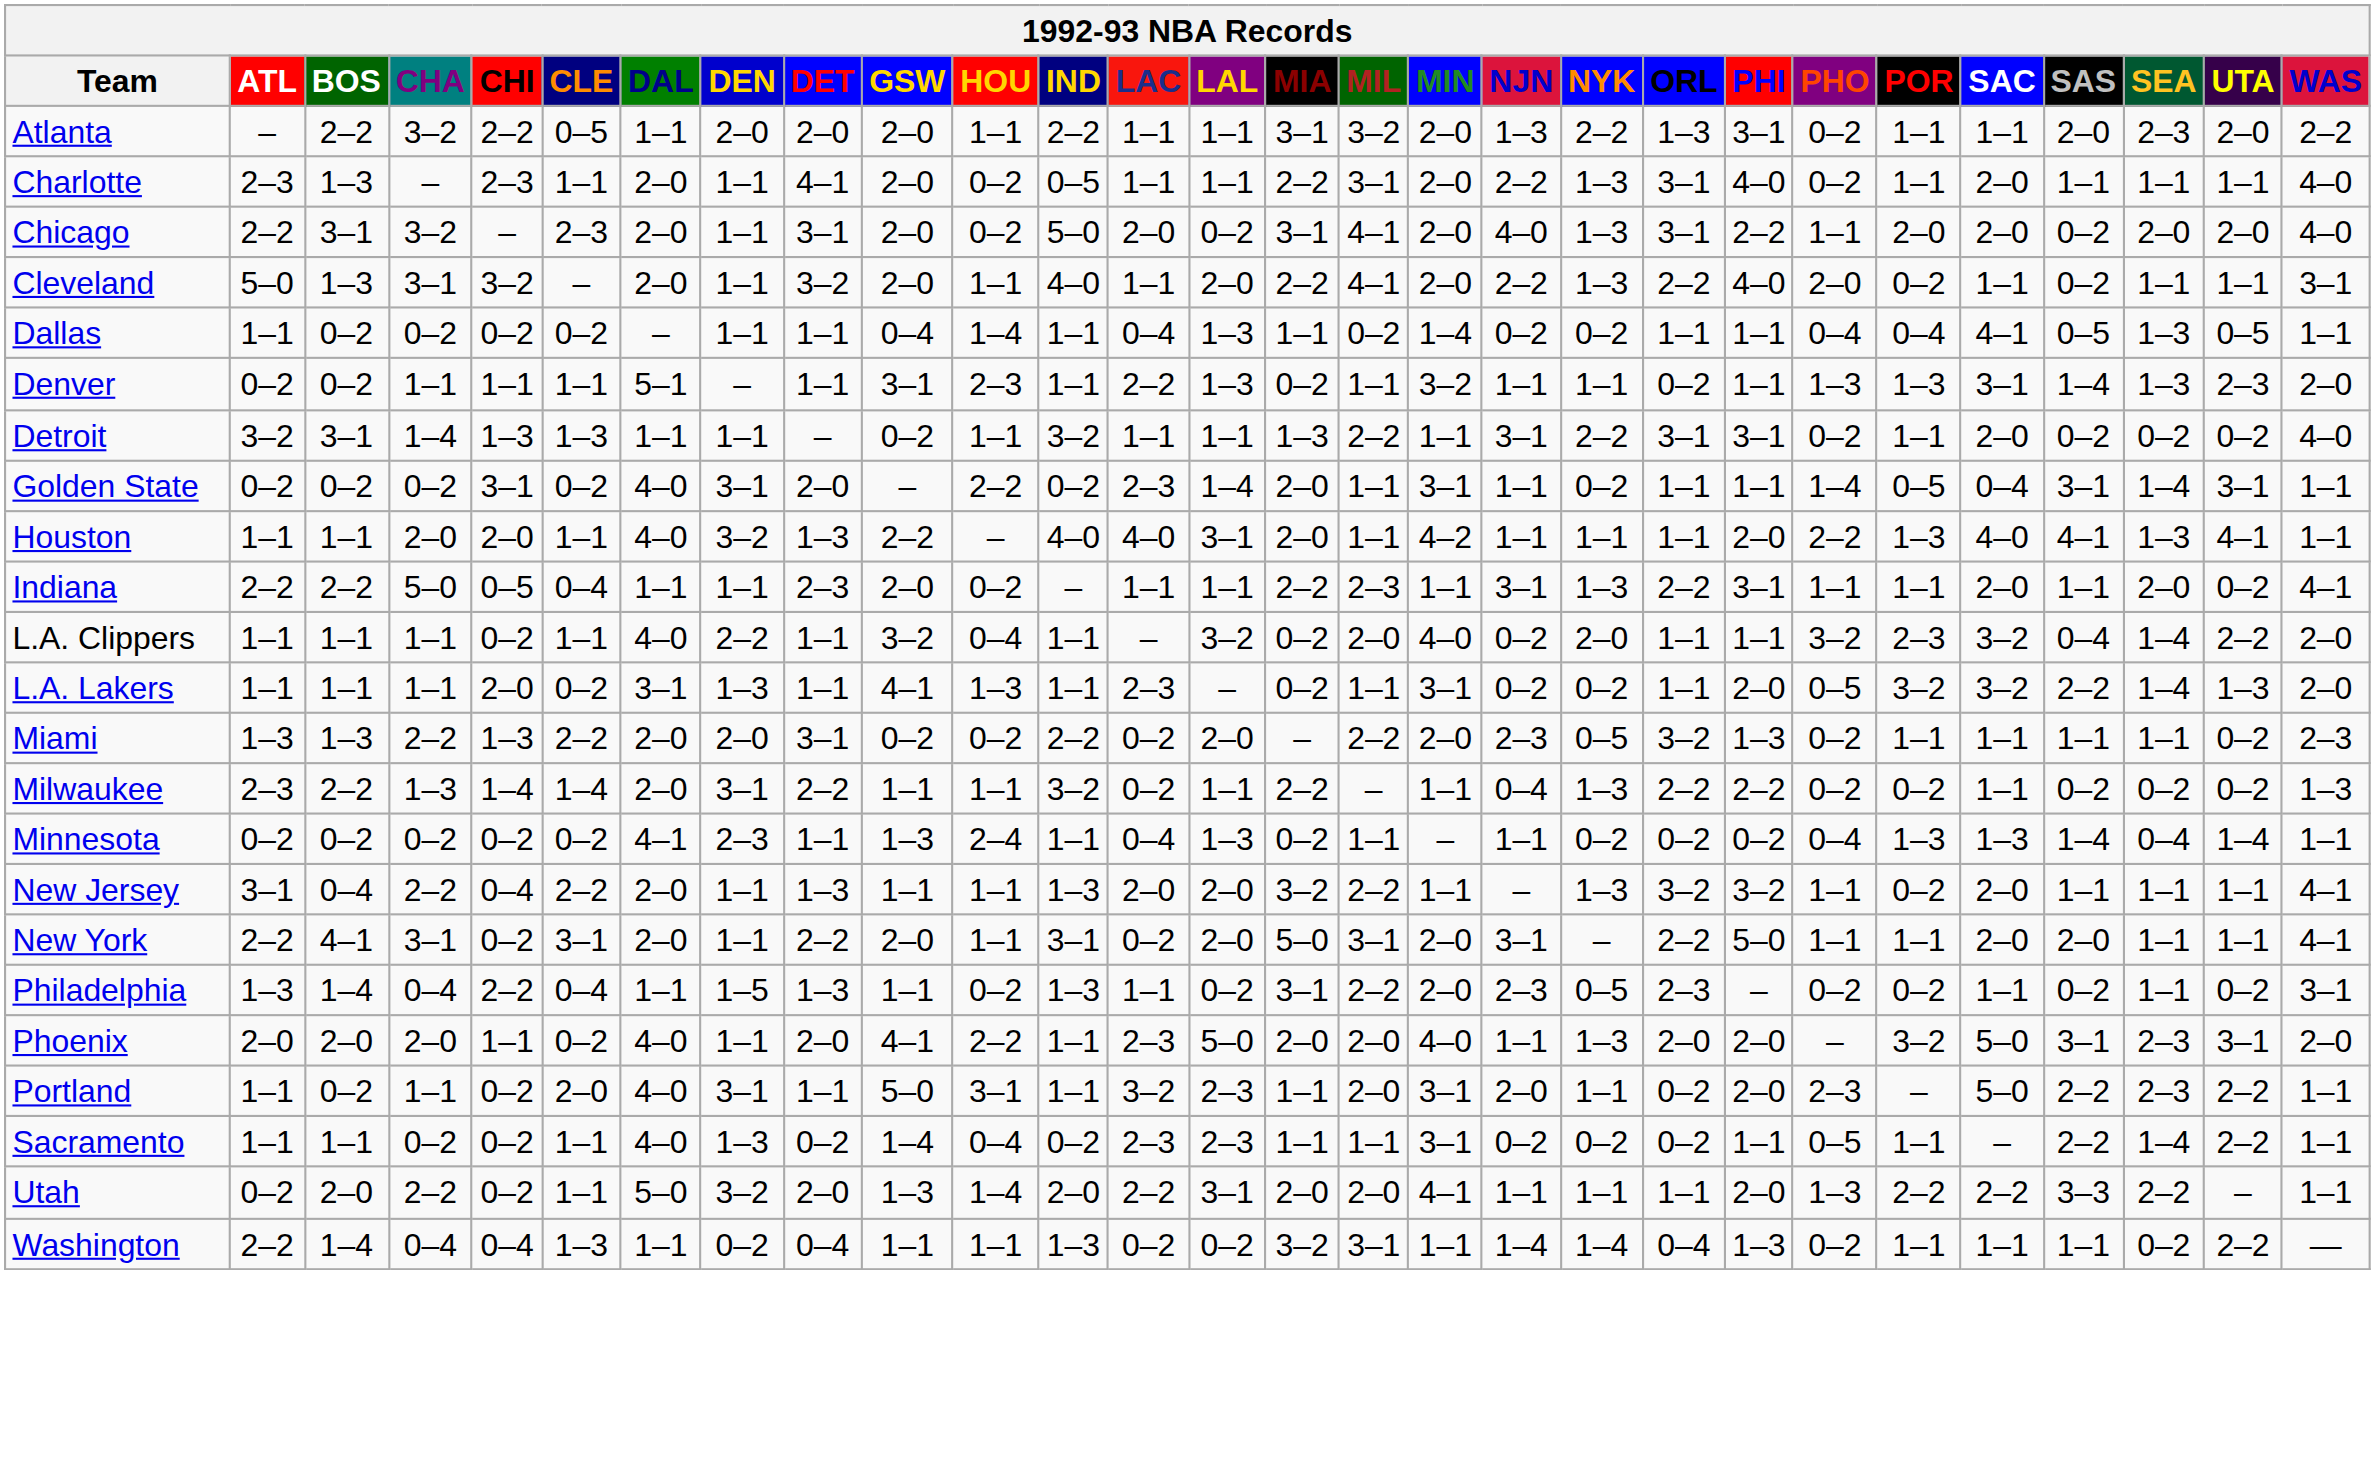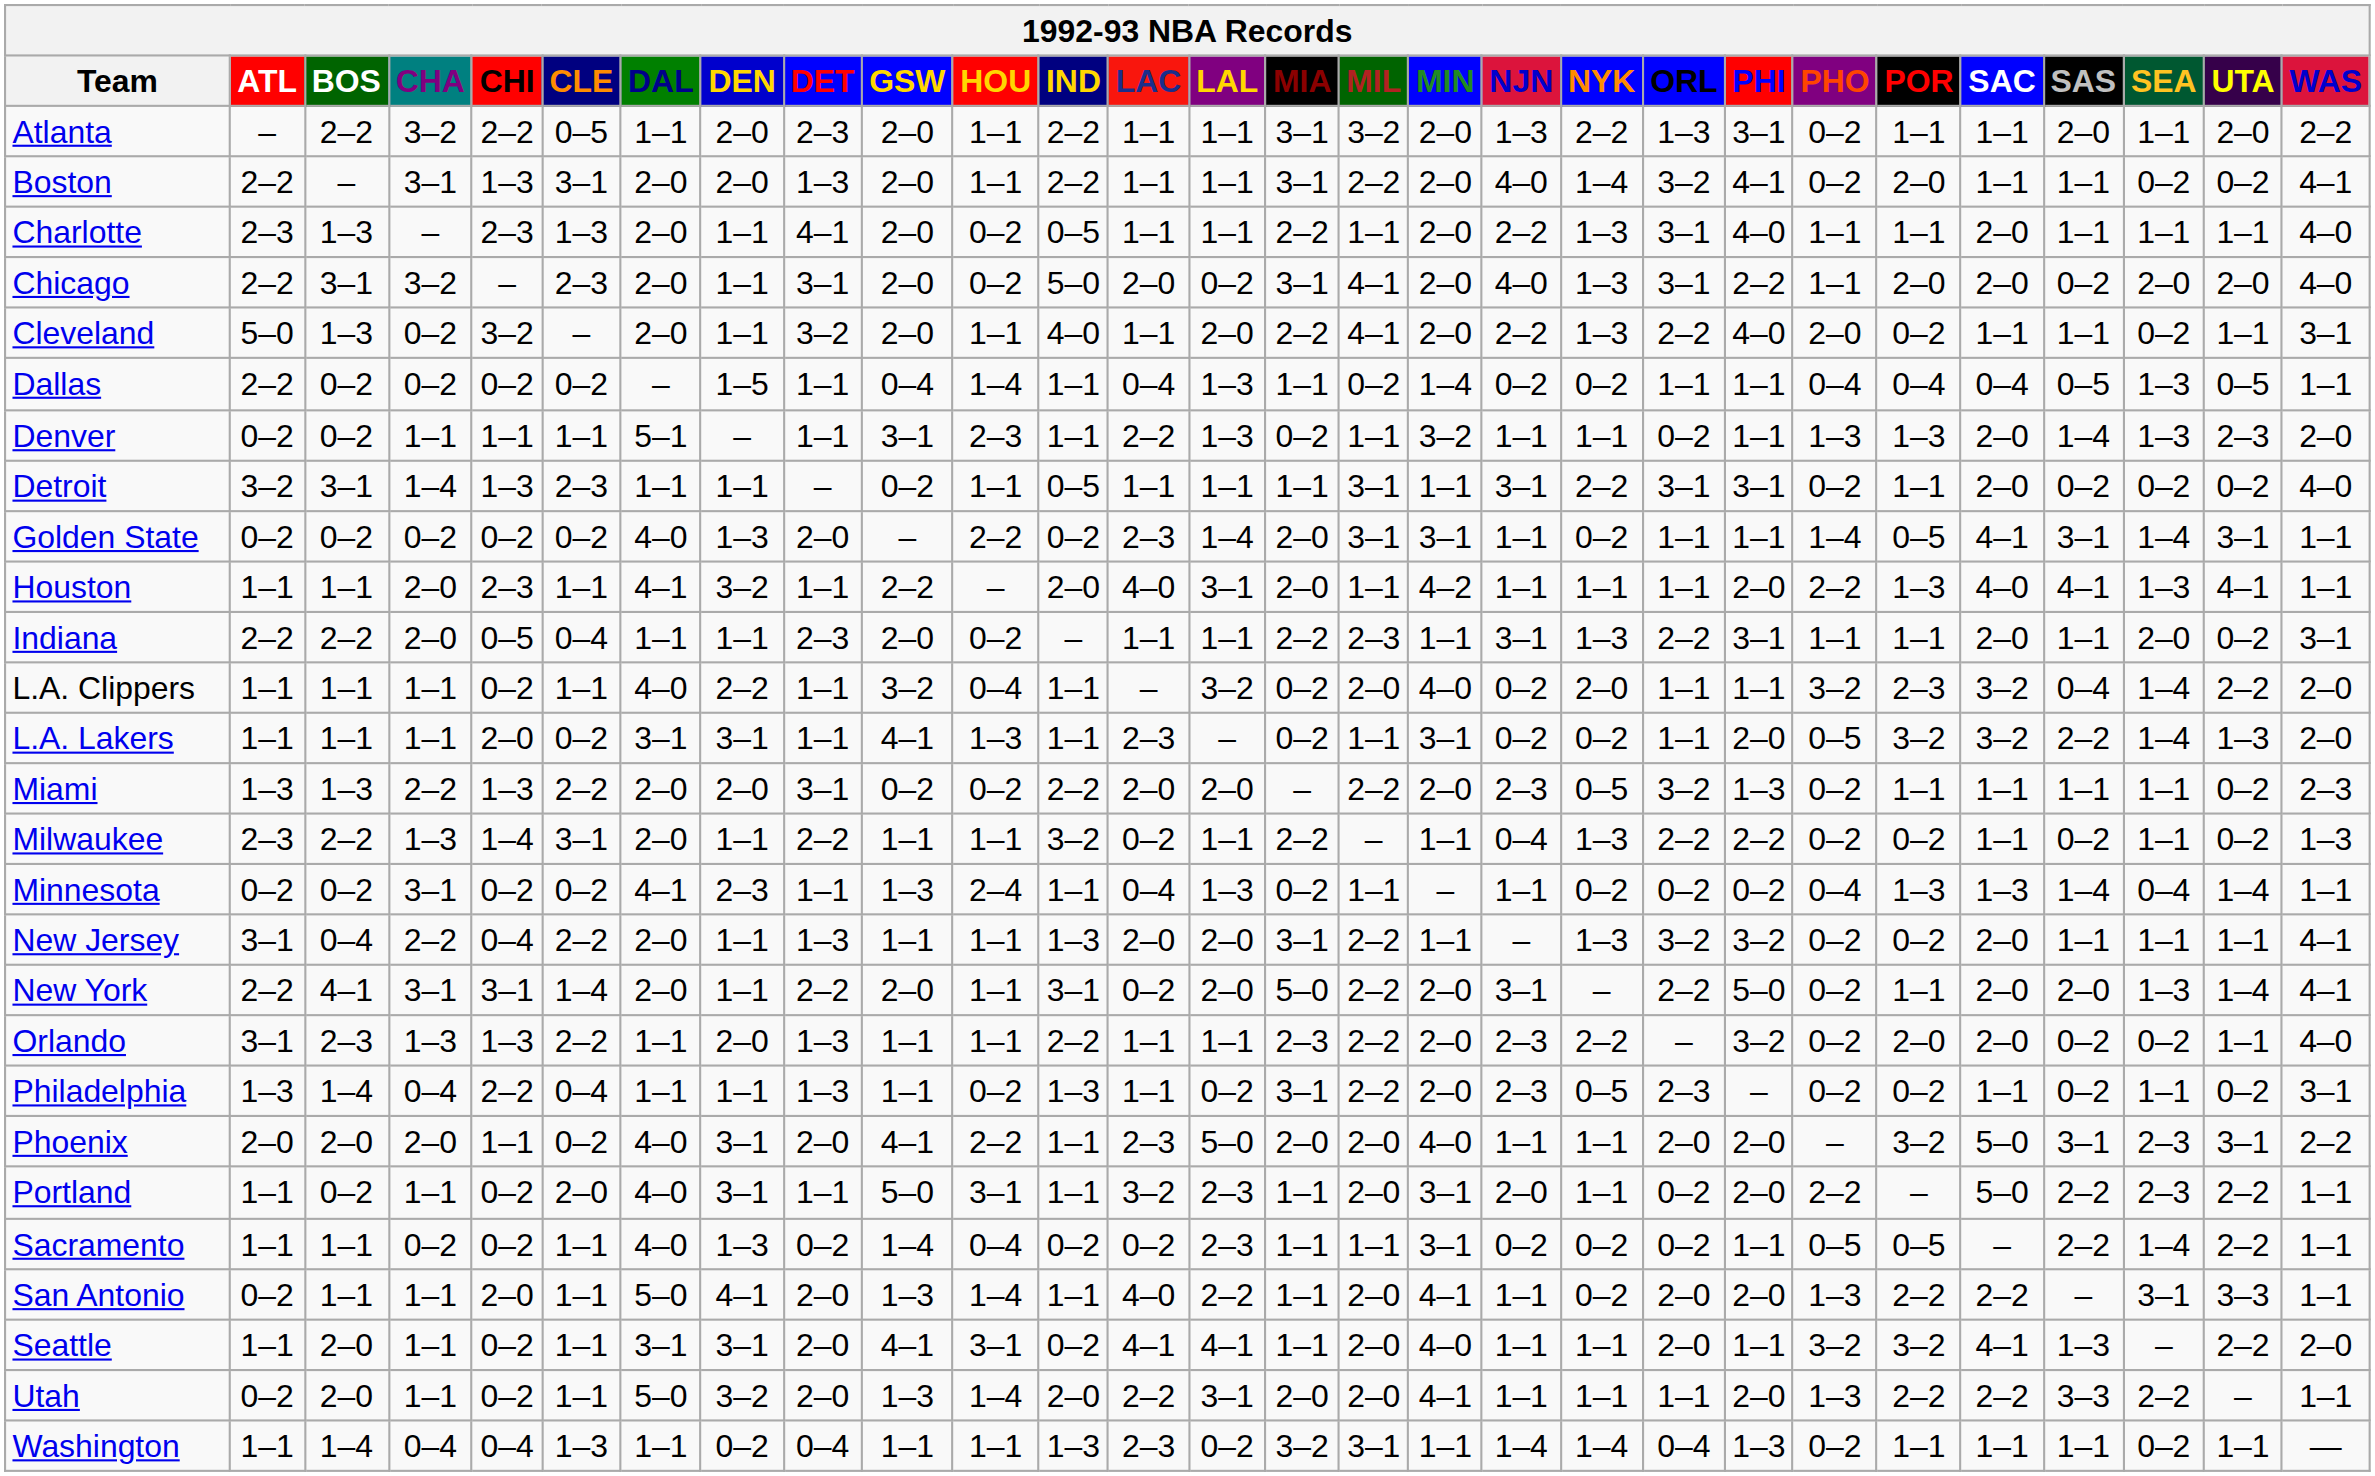(823, 132) 2–0 -> (823, 132) 2–3
(2164, 132) 2–3 -> (2164, 132) 1–1
+ row: (62, 182)
(581, 182) 1–1 -> (581, 233) 1–3
(1374, 182) 3–1 -> (1374, 233) 1–1
(1835, 182) 0–2 -> (1835, 233) 1–1
(430, 283) 3–1 -> (430, 334) 0–2
(2083, 283) 0–2 -> (2083, 334) 1–1
(2164, 283) 1–1 -> (2164, 334) 0–2
(267, 334) 1–1 -> (267, 384) 2–2
(742, 334) 1–1 -> (742, 384) 1–5
(2002, 334) 4–1 -> (2002, 384) 0–4
(2002, 384) 3–1 -> (2002, 435) 2–0
(581, 435) 1–3 -> (581, 485) 2–3
(1073, 435) 3–2 -> (1073, 485) 0–5
(1302, 435) 1–3 -> (1302, 485) 1–1
(1374, 435) 2–2 -> (1374, 485) 3–1
(507, 485) 3–1 -> (507, 536) 0–2
(742, 485) 3–1 -> (742, 536) 1–3
(1374, 485) 1–1 -> (1374, 536) 3–1
(2002, 485) 0–4 -> (2002, 536) 4–1
(507, 536) 2–0 -> (507, 586) 2–3
(661, 536) 4–0 -> (661, 586) 4–1
(823, 536) 1–3 -> (823, 586) 1–1
(1073, 536) 4–0 -> (1073, 586) 2–0
(430, 586) 5–0 -> (430, 637) 2–0
(2326, 586) 4–1 -> (2326, 637) 3–1
(742, 687) 1–3 -> (742, 738) 3–1
(1149, 738) 0–2 -> (1149, 788) 2–0
(581, 788) 1–4 -> (581, 839) 3–1
(742, 788) 3–1 -> (742, 839) 1–1
(2164, 788) 0–2 -> (2164, 839) 1–1
(430, 839) 0–2 -> (430, 890) 3–1
(1302, 890) 3–2 -> (1302, 940) 3–1
(1835, 890) 1–1 -> (1835, 940) 0–2
(507, 940) 0–2 -> (507, 991) 3–1
(581, 940) 3–1 -> (581, 991) 1–4
(1374, 940) 3–1 -> (1374, 991) 2–2
(1835, 940) 1–1 -> (1835, 991) 0–2
(2164, 940) 1–1 -> (2164, 991) 1–3
(2243, 940) 1–1 -> (2243, 991) 1–4
+ row: (69, 1041)
(742, 991) 1–5 -> (742, 1092) 1–1
(742, 1041) 1–1 -> (742, 1142) 3–1
(1602, 1041) 1–3 -> (1602, 1142) 1–1
(2326, 1041) 2–0 -> (2326, 1142) 2–2
(1835, 1092) 2–3 -> (1835, 1193) 2–2
(1149, 1142) 2–3 -> (1149, 1243) 0–2
(1919, 1142) 1–1 -> (1919, 1243) 0–5
+ row: (98, 1294)
+ row: (62, 1344)
(430, 1193) 2–2 -> (430, 1395) 1–1
(267, 1243) 2–2 -> (267, 1445) 1–1
(1149, 1243) 0–2 -> (1149, 1445) 2–3
(2243, 1243) 2–2 -> (2243, 1445) 1–1
